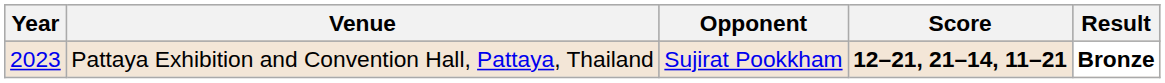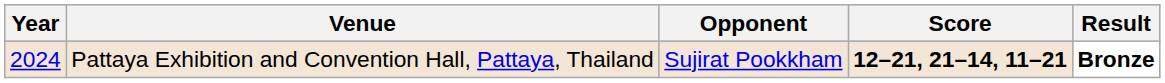(35, 59) 2023 -> (35, 59) 2024
